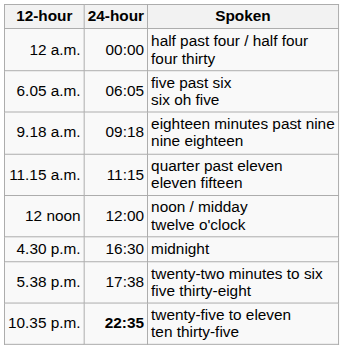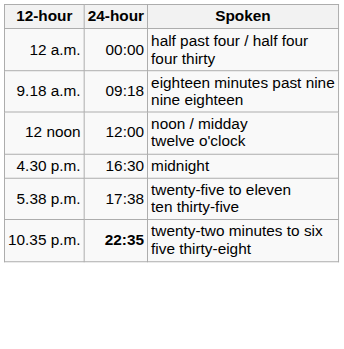- row: (49, 91)
- row: (45, 174)
(237, 282) twenty-two minutes to six five thirty-eight -> (221, 198) twenty-five to eleven ten thirty-five
(221, 323) twenty-five to eleven ten thirty-five -> (237, 240) twenty-two minutes to six five thirty-eight
